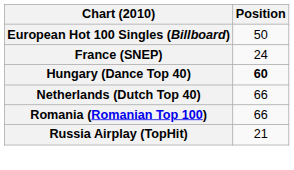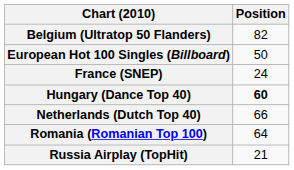+ row: (119, 34)
(261, 114) 66 -> (261, 134) 64
